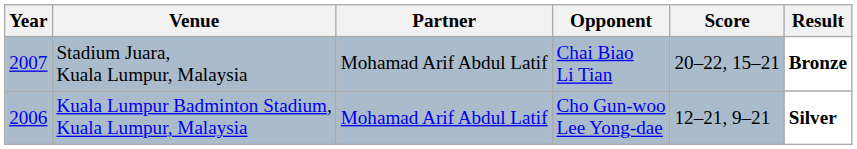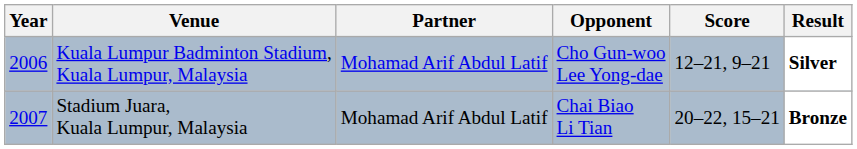rows swapped: (194, 117) <-> (152, 63)
